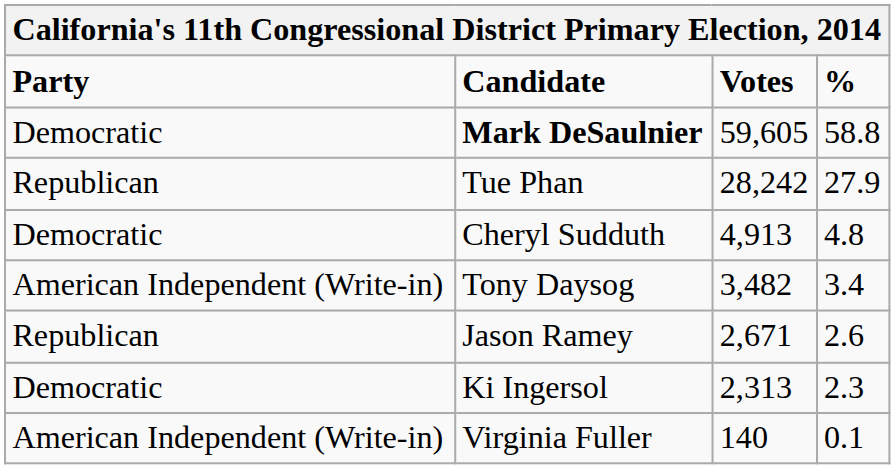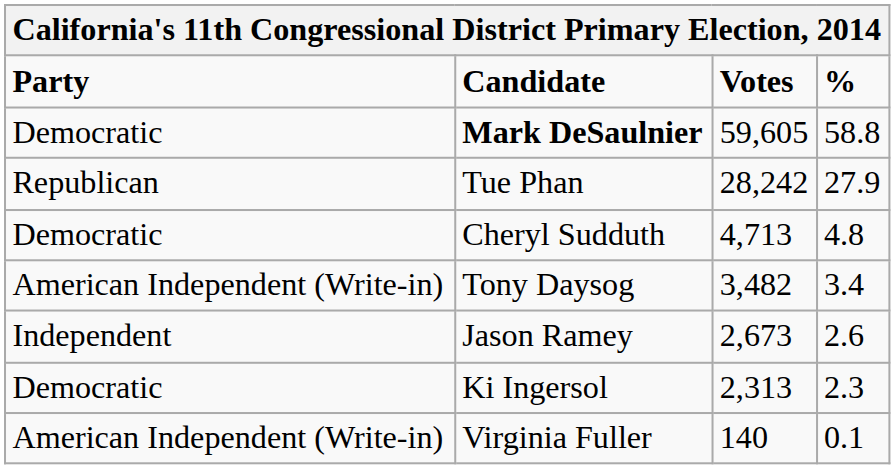(756, 234) 4,913 -> (756, 234) 4,713
(86, 336) Republican -> (92, 336) Independent
(756, 336) 2,671 -> (756, 336) 2,673
